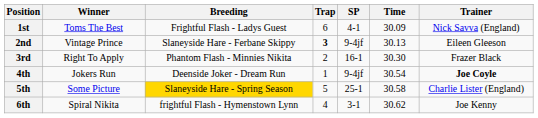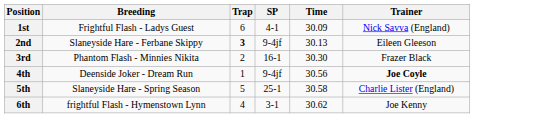- column: (94, 12)
(395, 74) 30.54 -> (317, 74) 30.56
(229, 89) gold background -> (136, 89) no background
